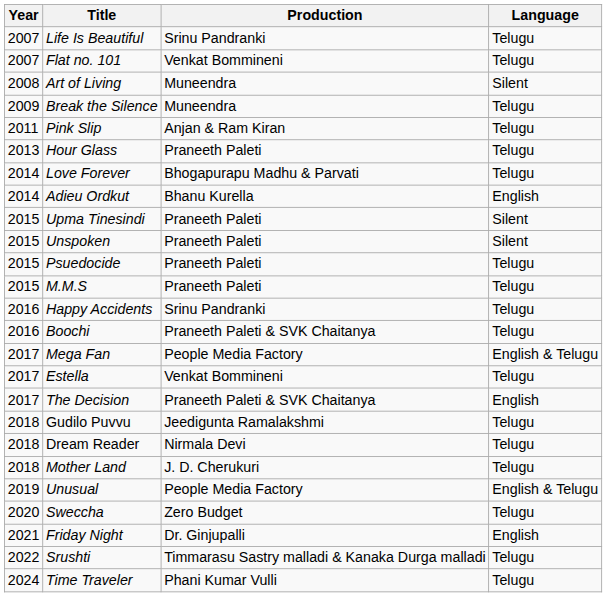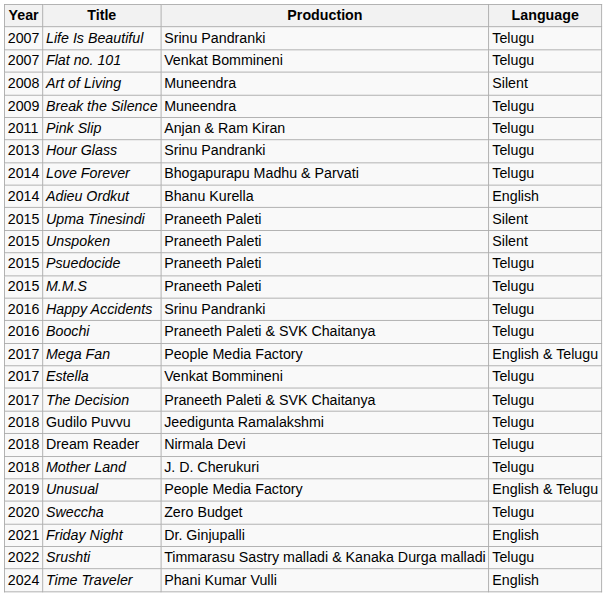(213, 151) Praneeth Paleti -> (215, 151) Srinu Pandranki
(516, 399) English -> (513, 399) Telugu
(513, 580) Telugu -> (516, 580) English
